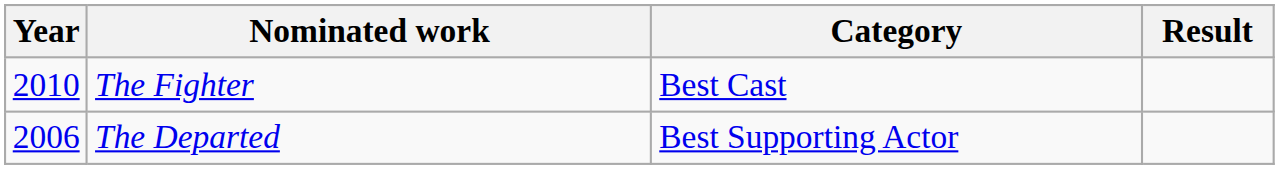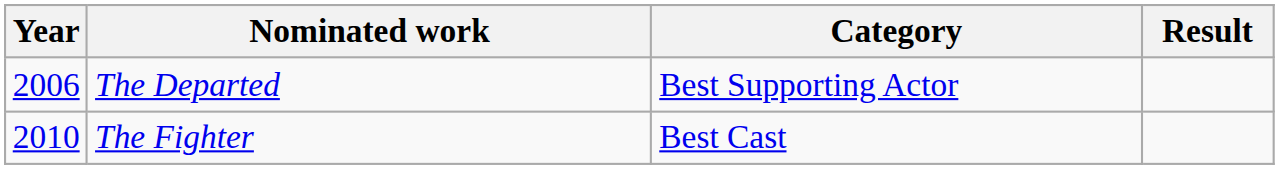rows swapped: (187, 137) <-> (174, 84)
